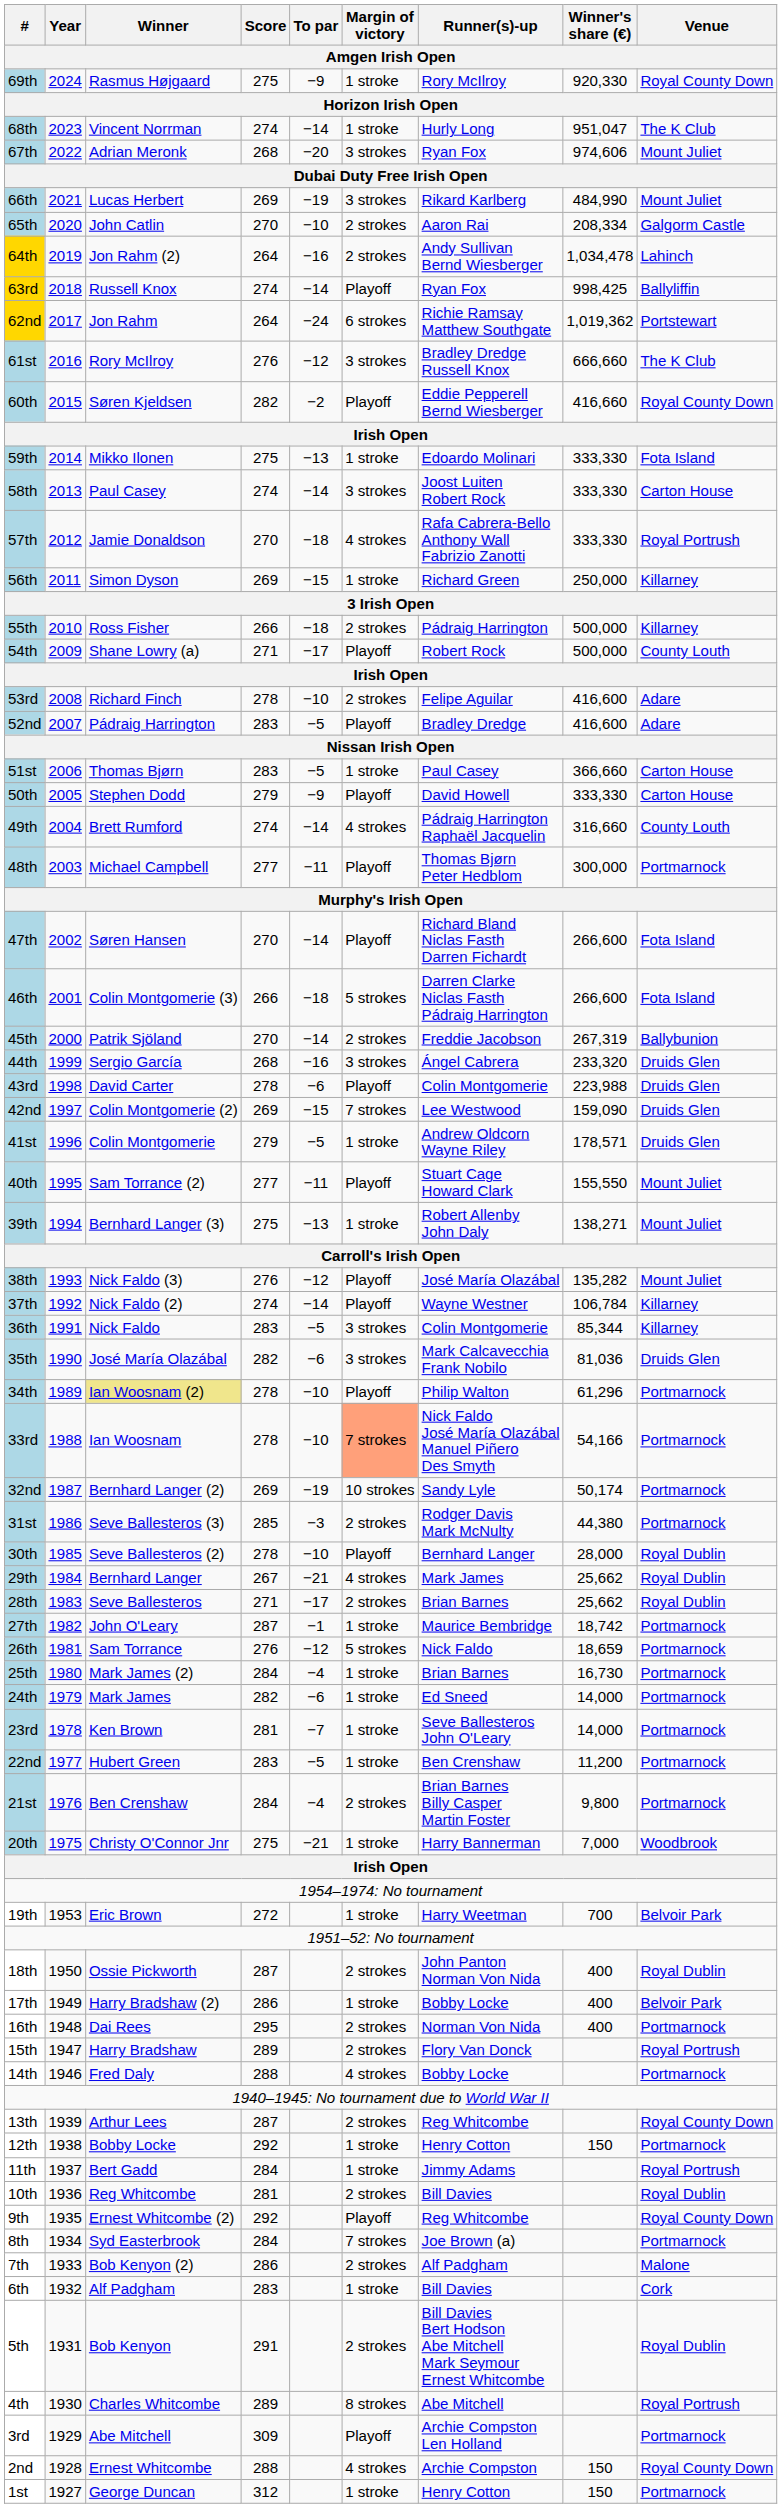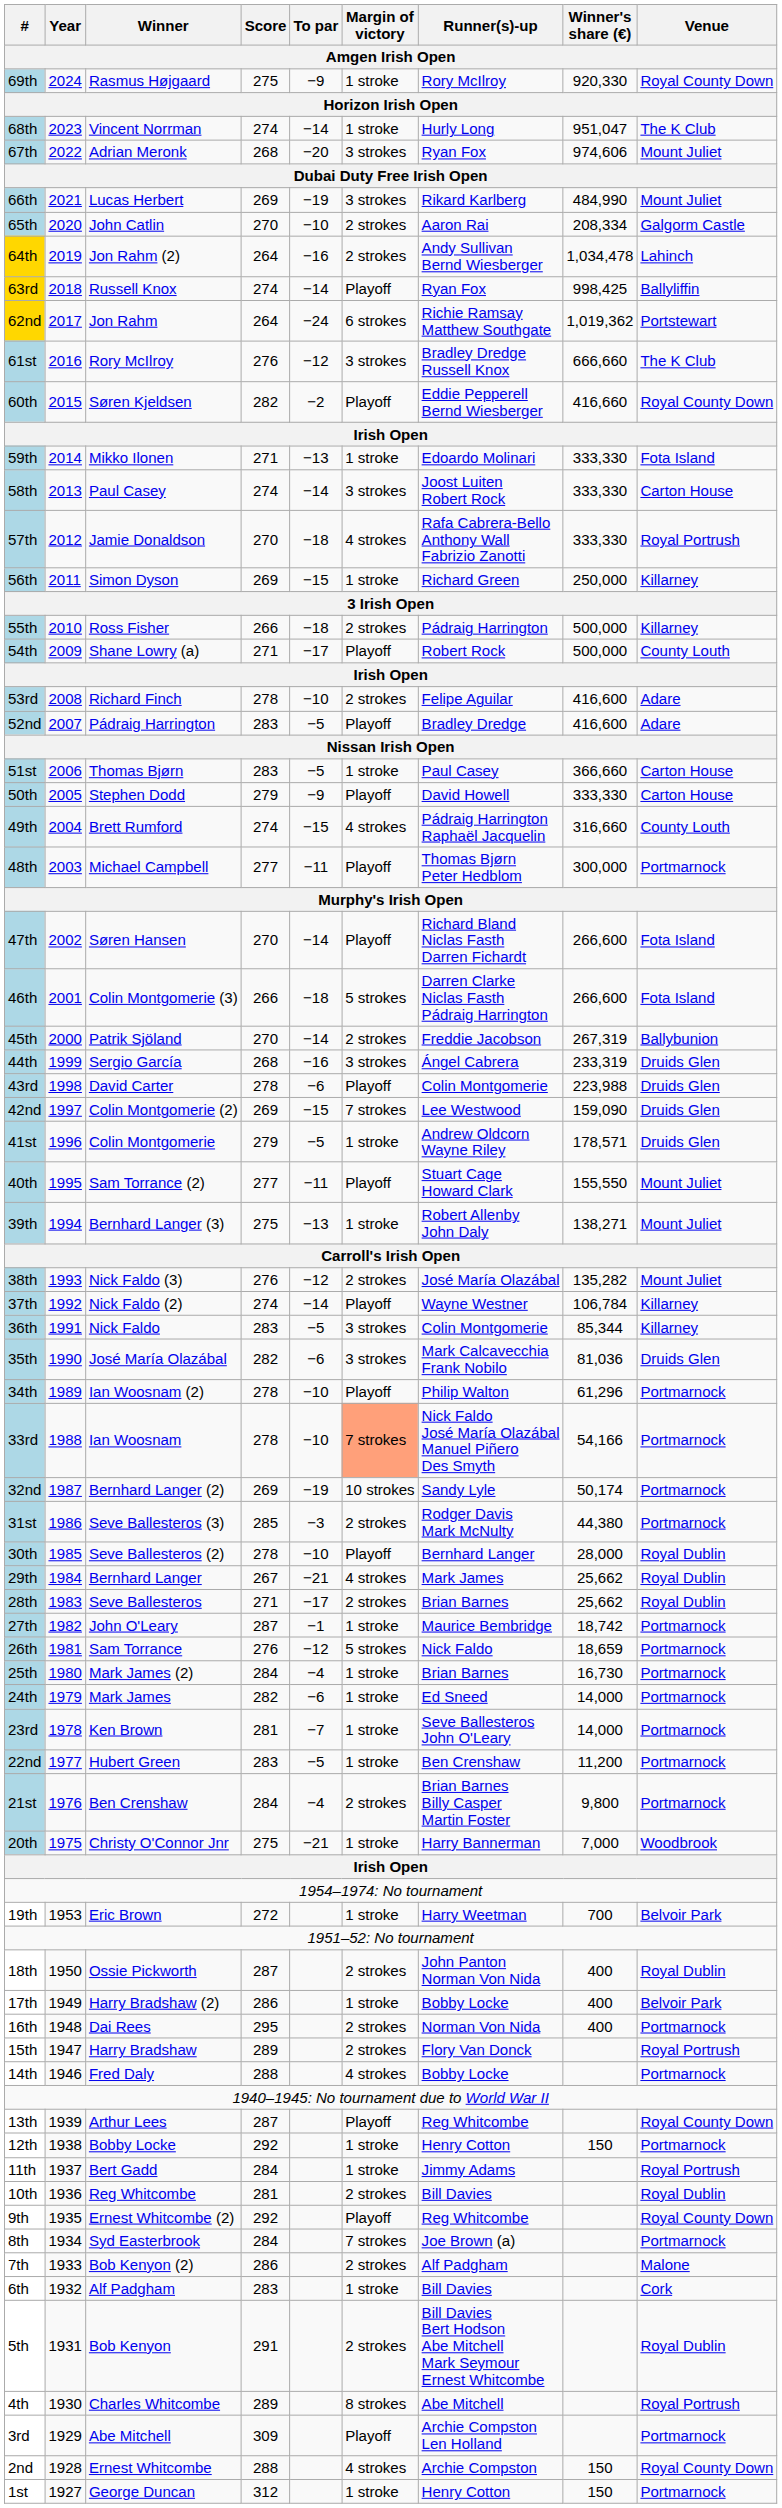(266, 458) 275 -> (266, 458) 271
(316, 827) −14 -> (316, 827) −15
(600, 1062) 233,320 -> (600, 1062) 233,319
(368, 1279) Playoff -> (376, 1279) 2 strokes
(146, 1392) khaki background -> (146, 1392) no background
(376, 2122) 2 strokes -> (368, 2122) Playoff
